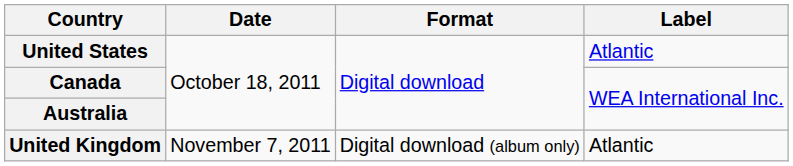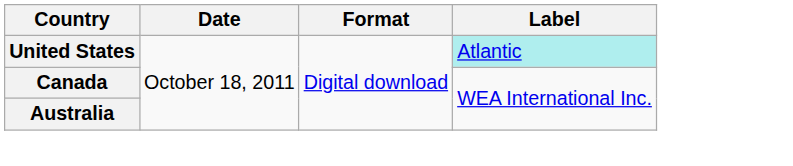(621, 51) no background -> (489, 51) paleturquoise background
- row: (85, 144)
